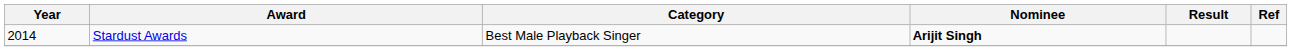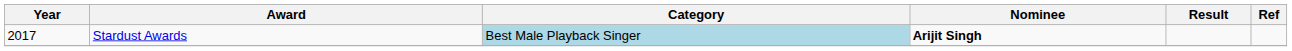(22, 35) 2014 -> (22, 35) 2017
(563, 35) no background -> (563, 35) lightblue background
